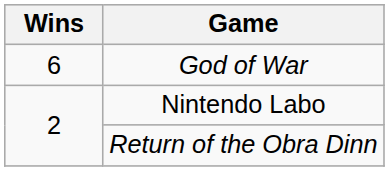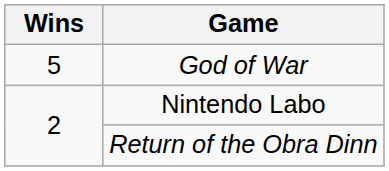(54, 64) 6 -> (54, 64) 5
